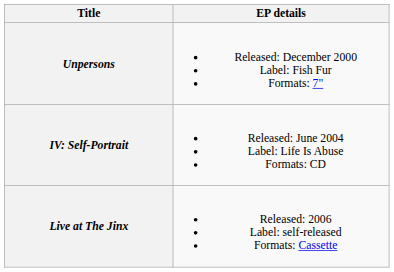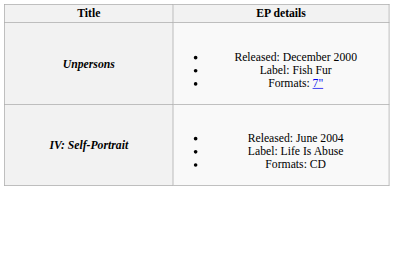- row: (89, 226)
